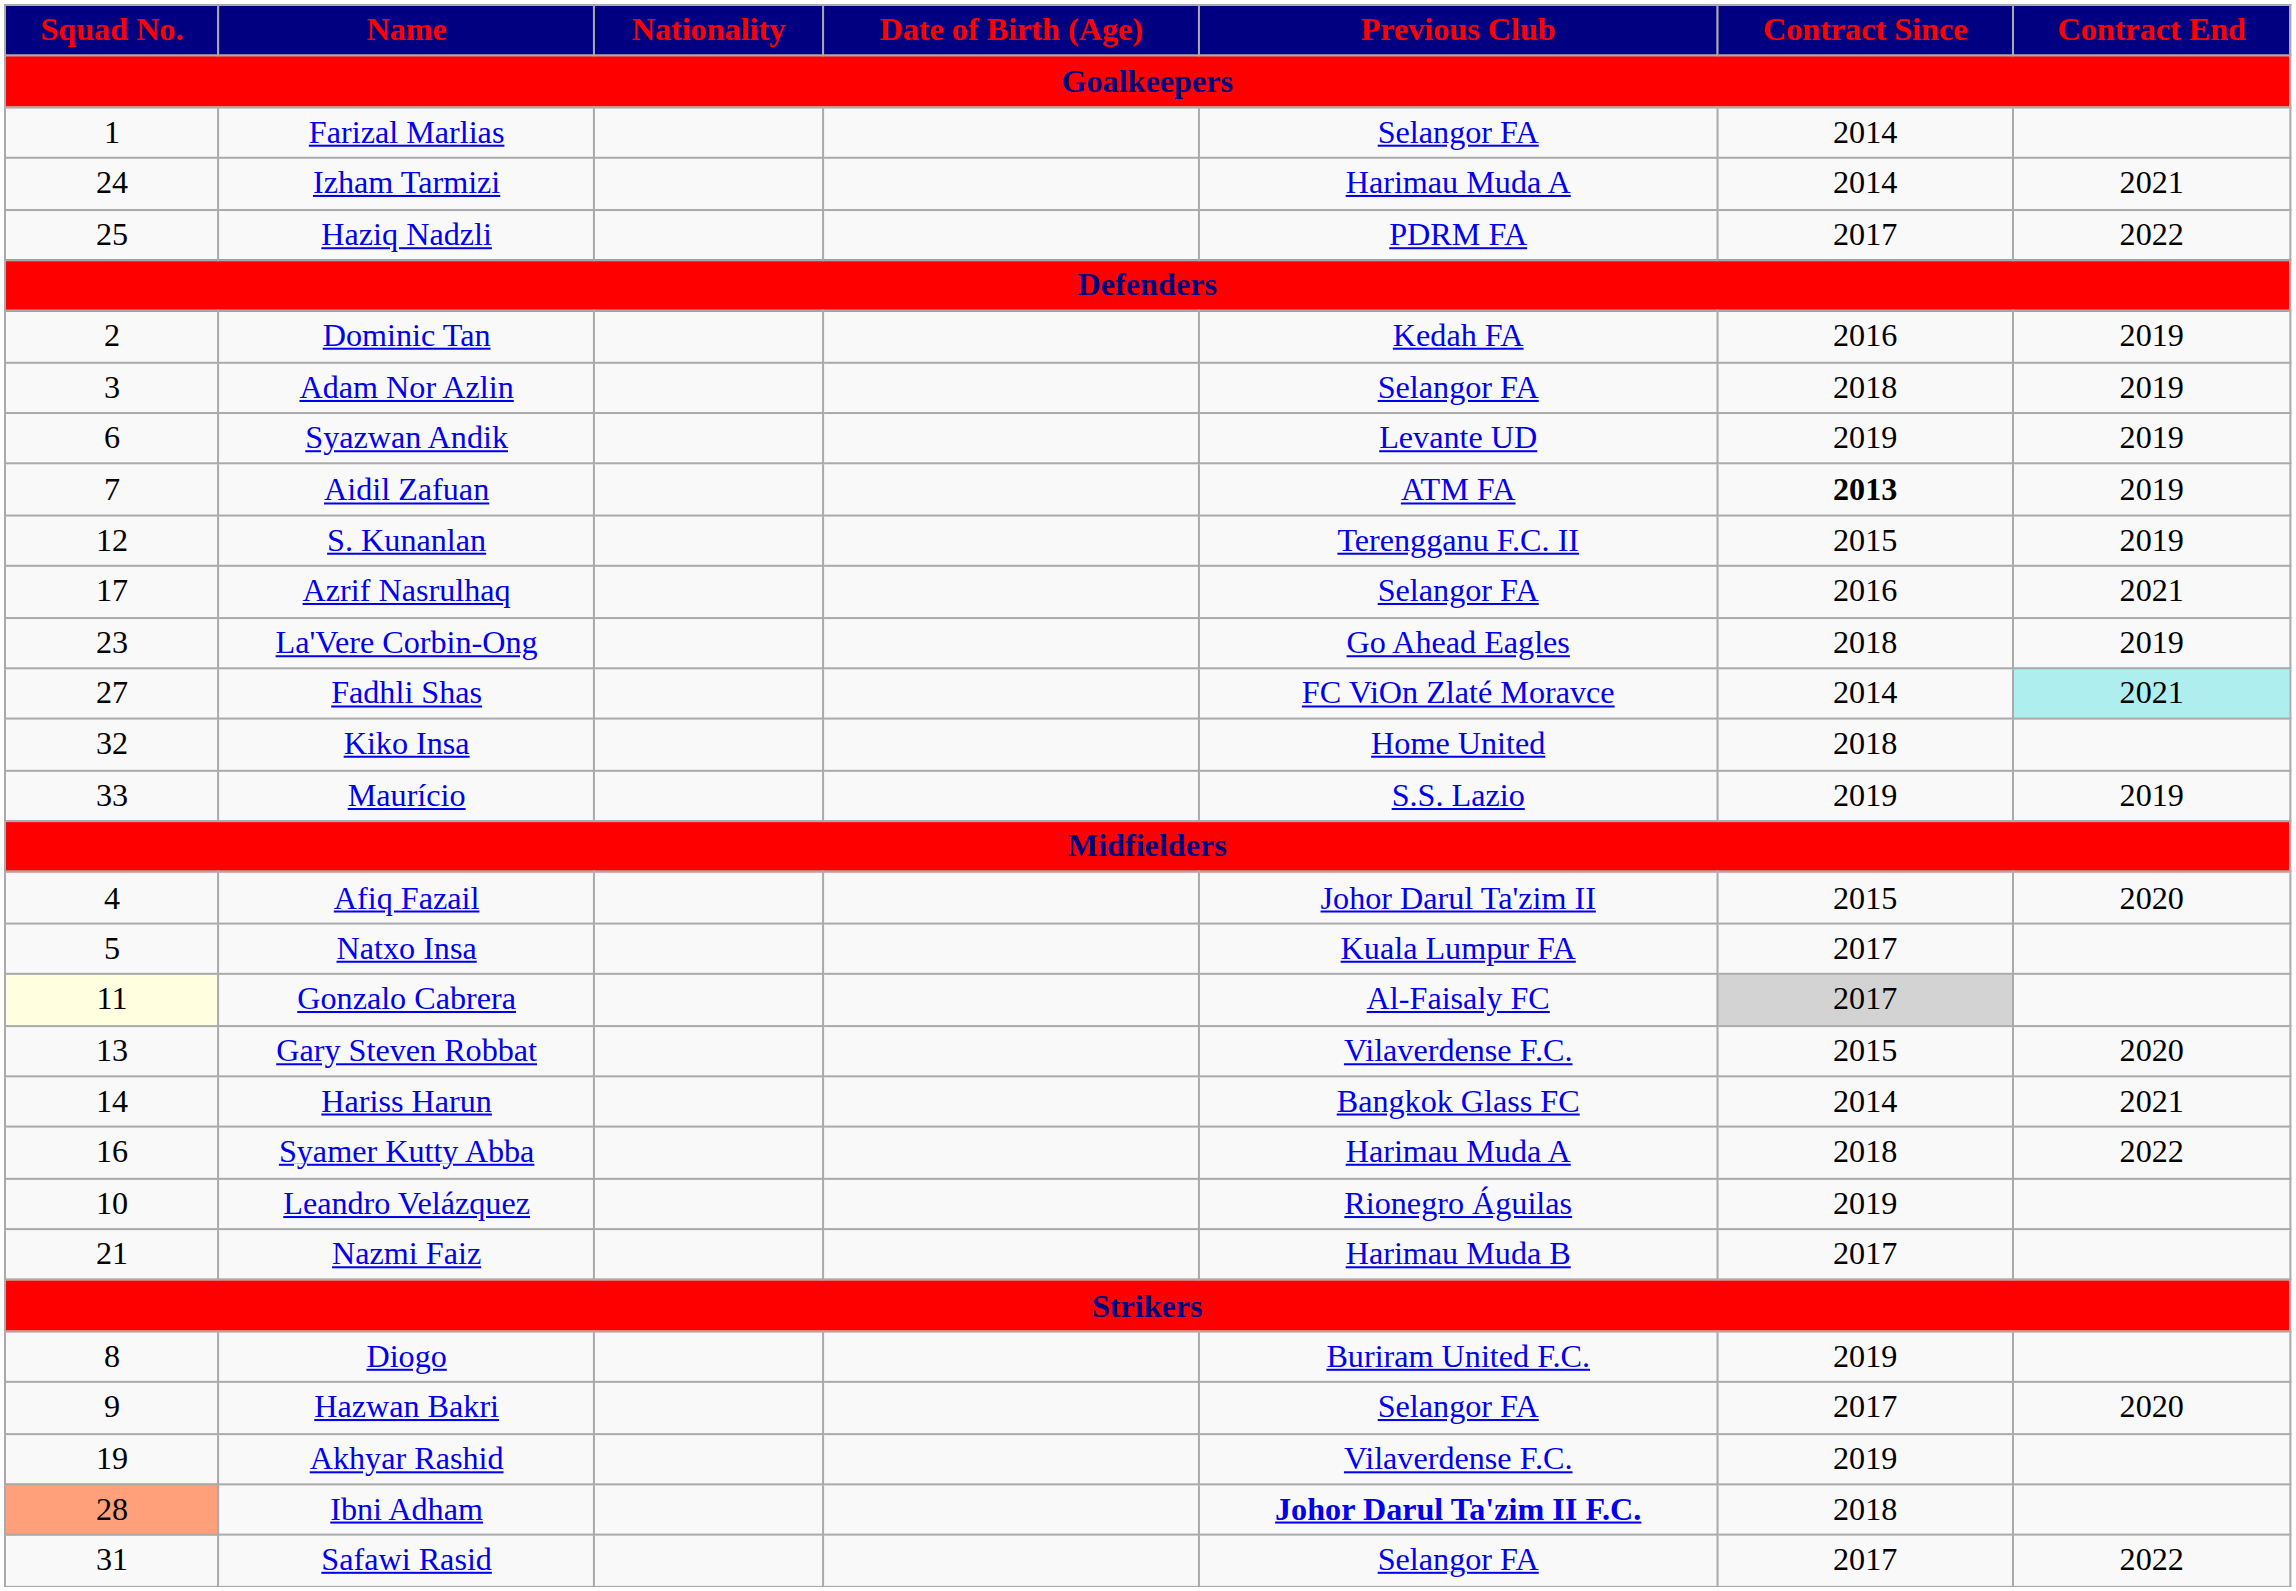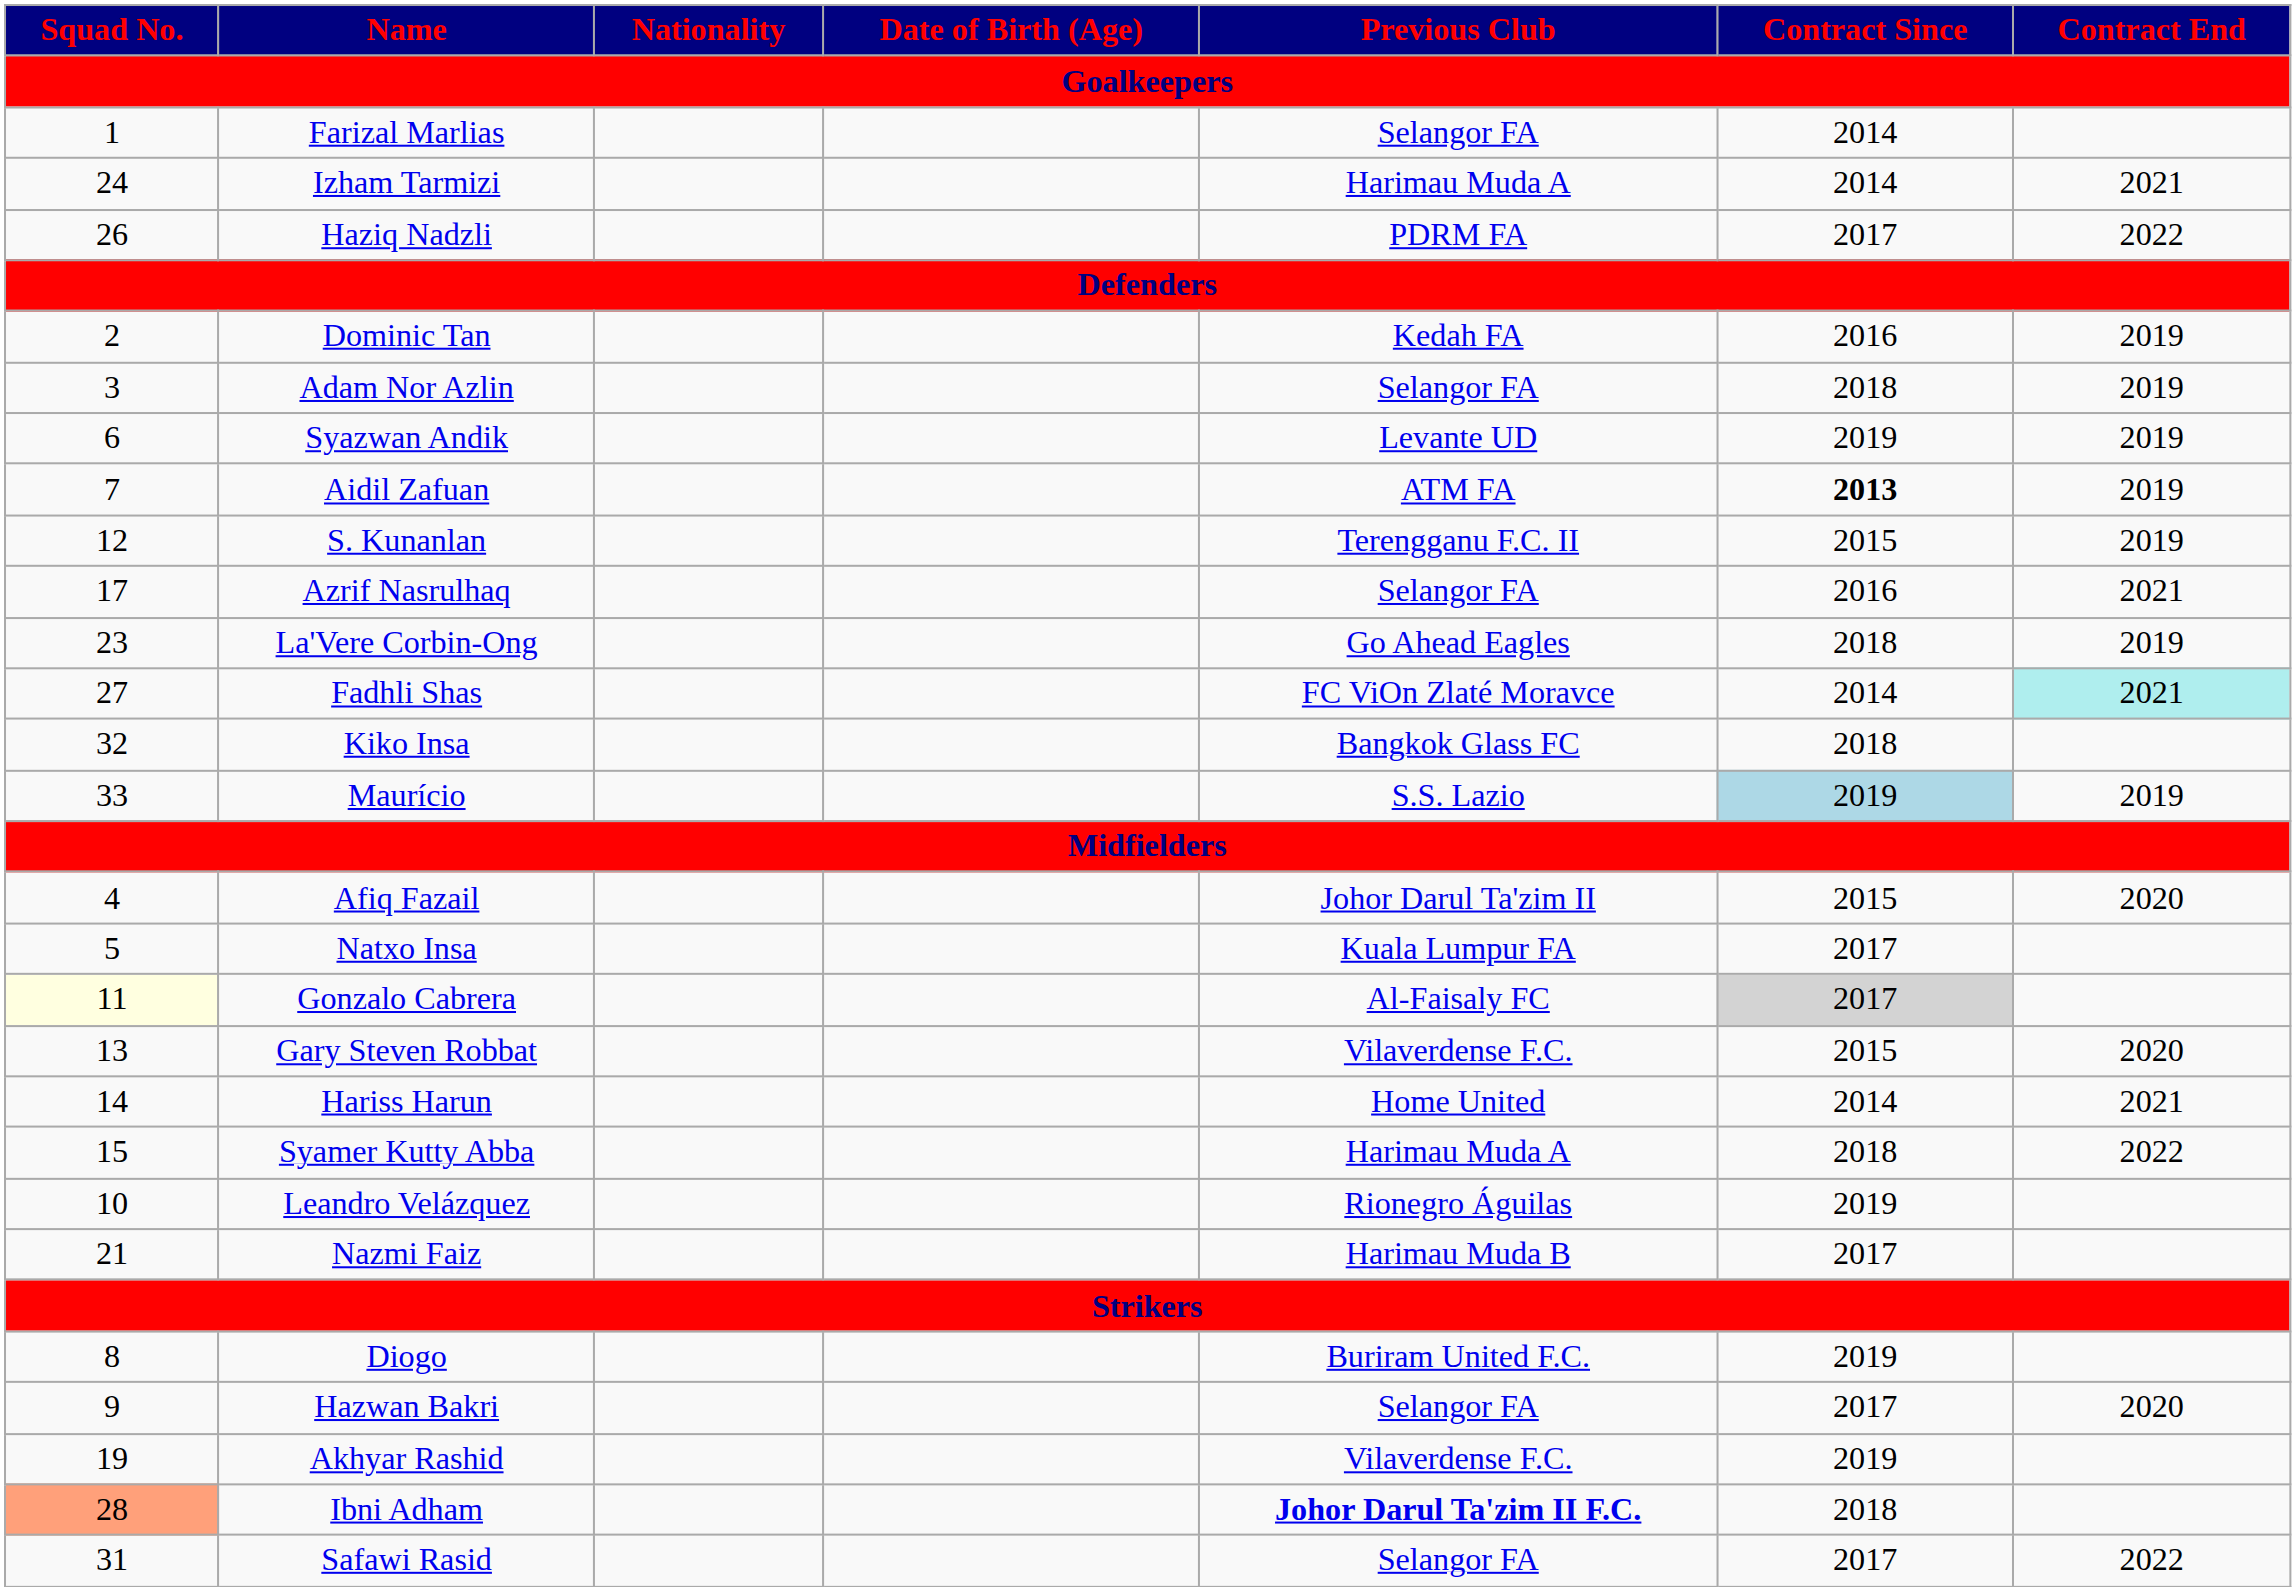(112, 234) 25 -> (112, 234) 26
(1458, 744) Home United -> (1458, 744) Bangkok Glass FC
(1865, 795) no background -> (1865, 795) lightblue background
(1458, 1101) Bangkok Glass FC -> (1458, 1101) Home United
(112, 1152) 16 -> (112, 1152) 15
